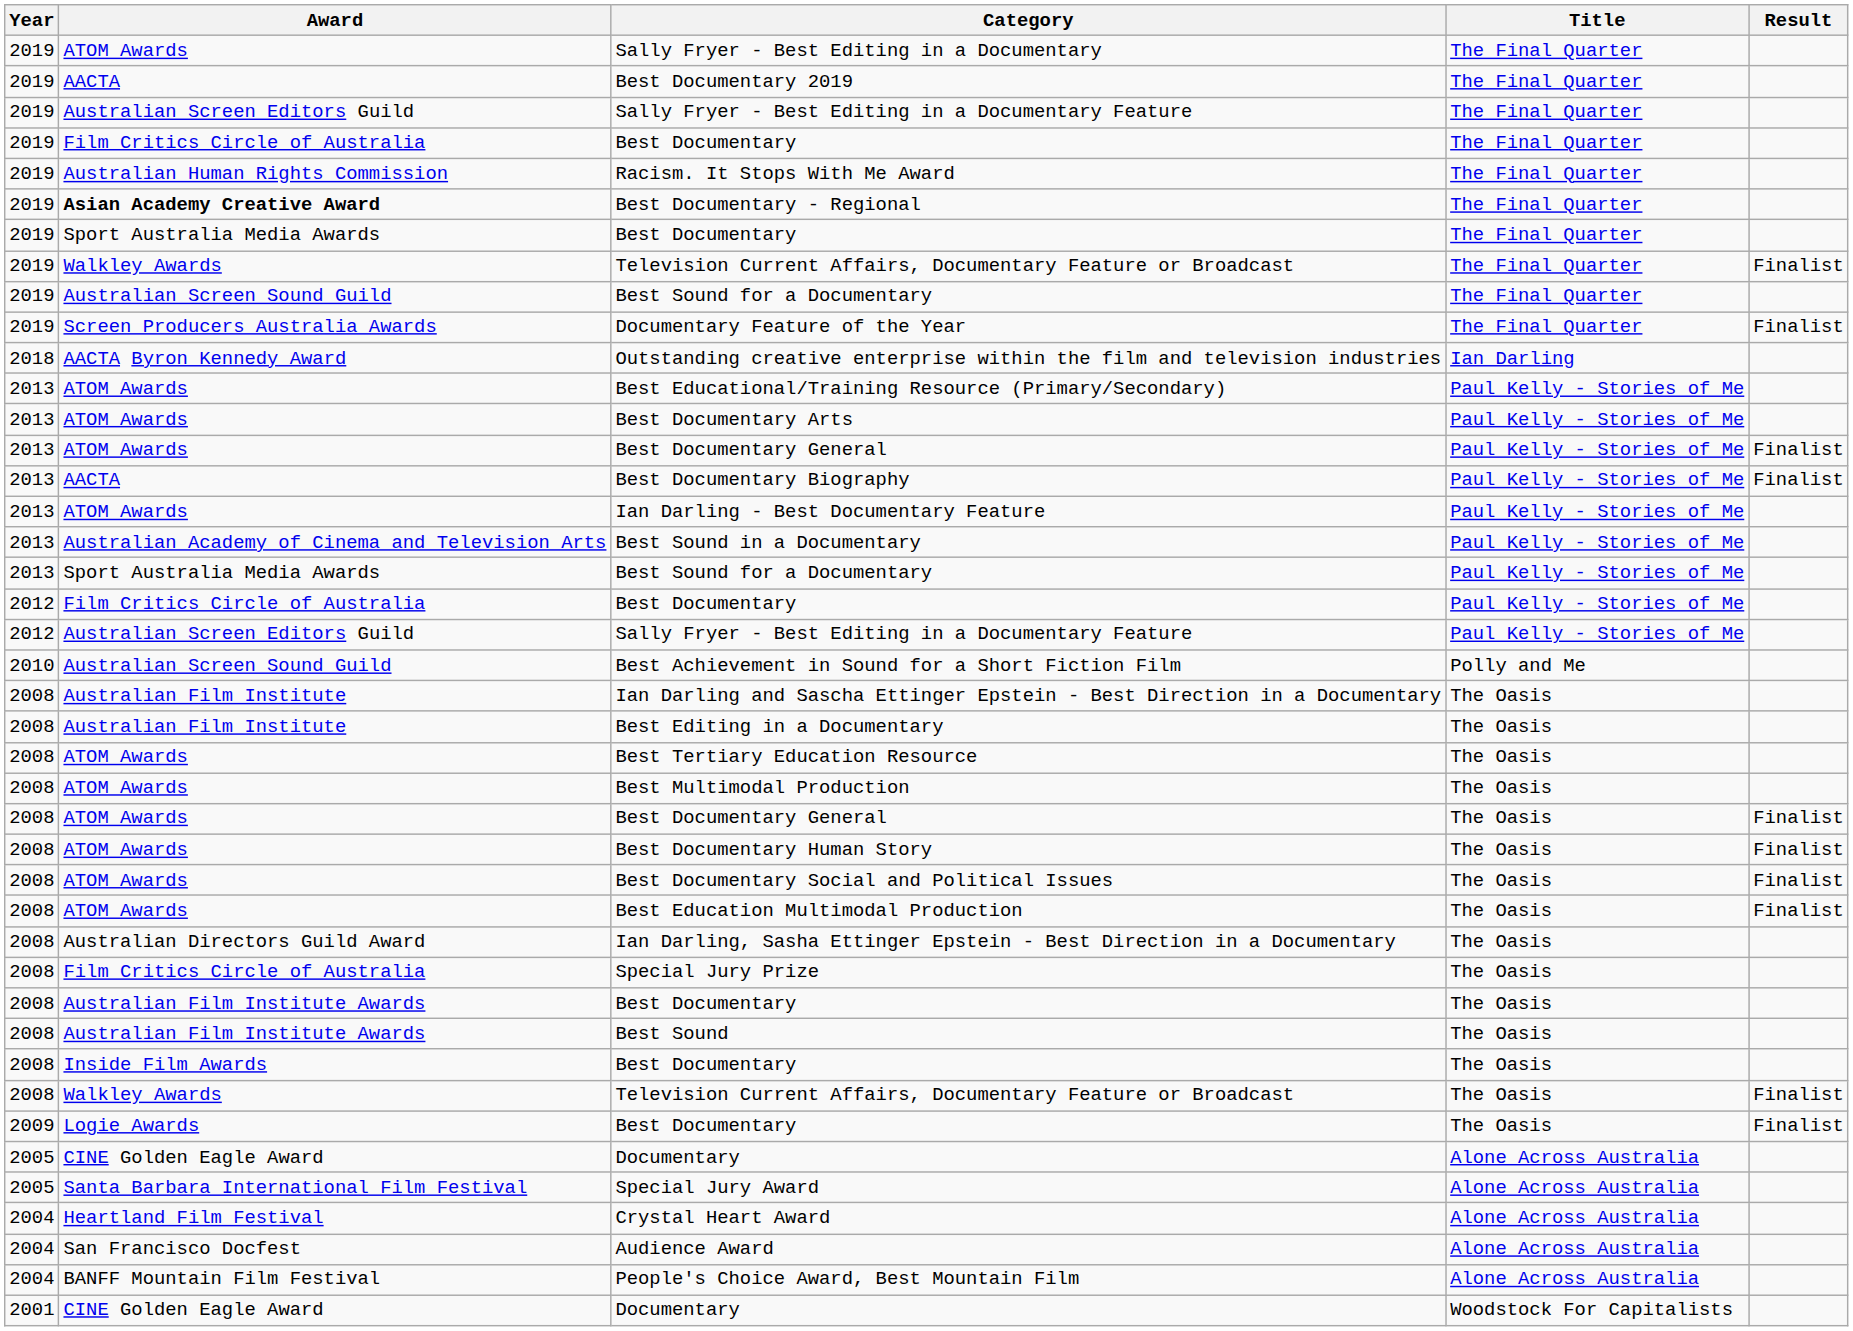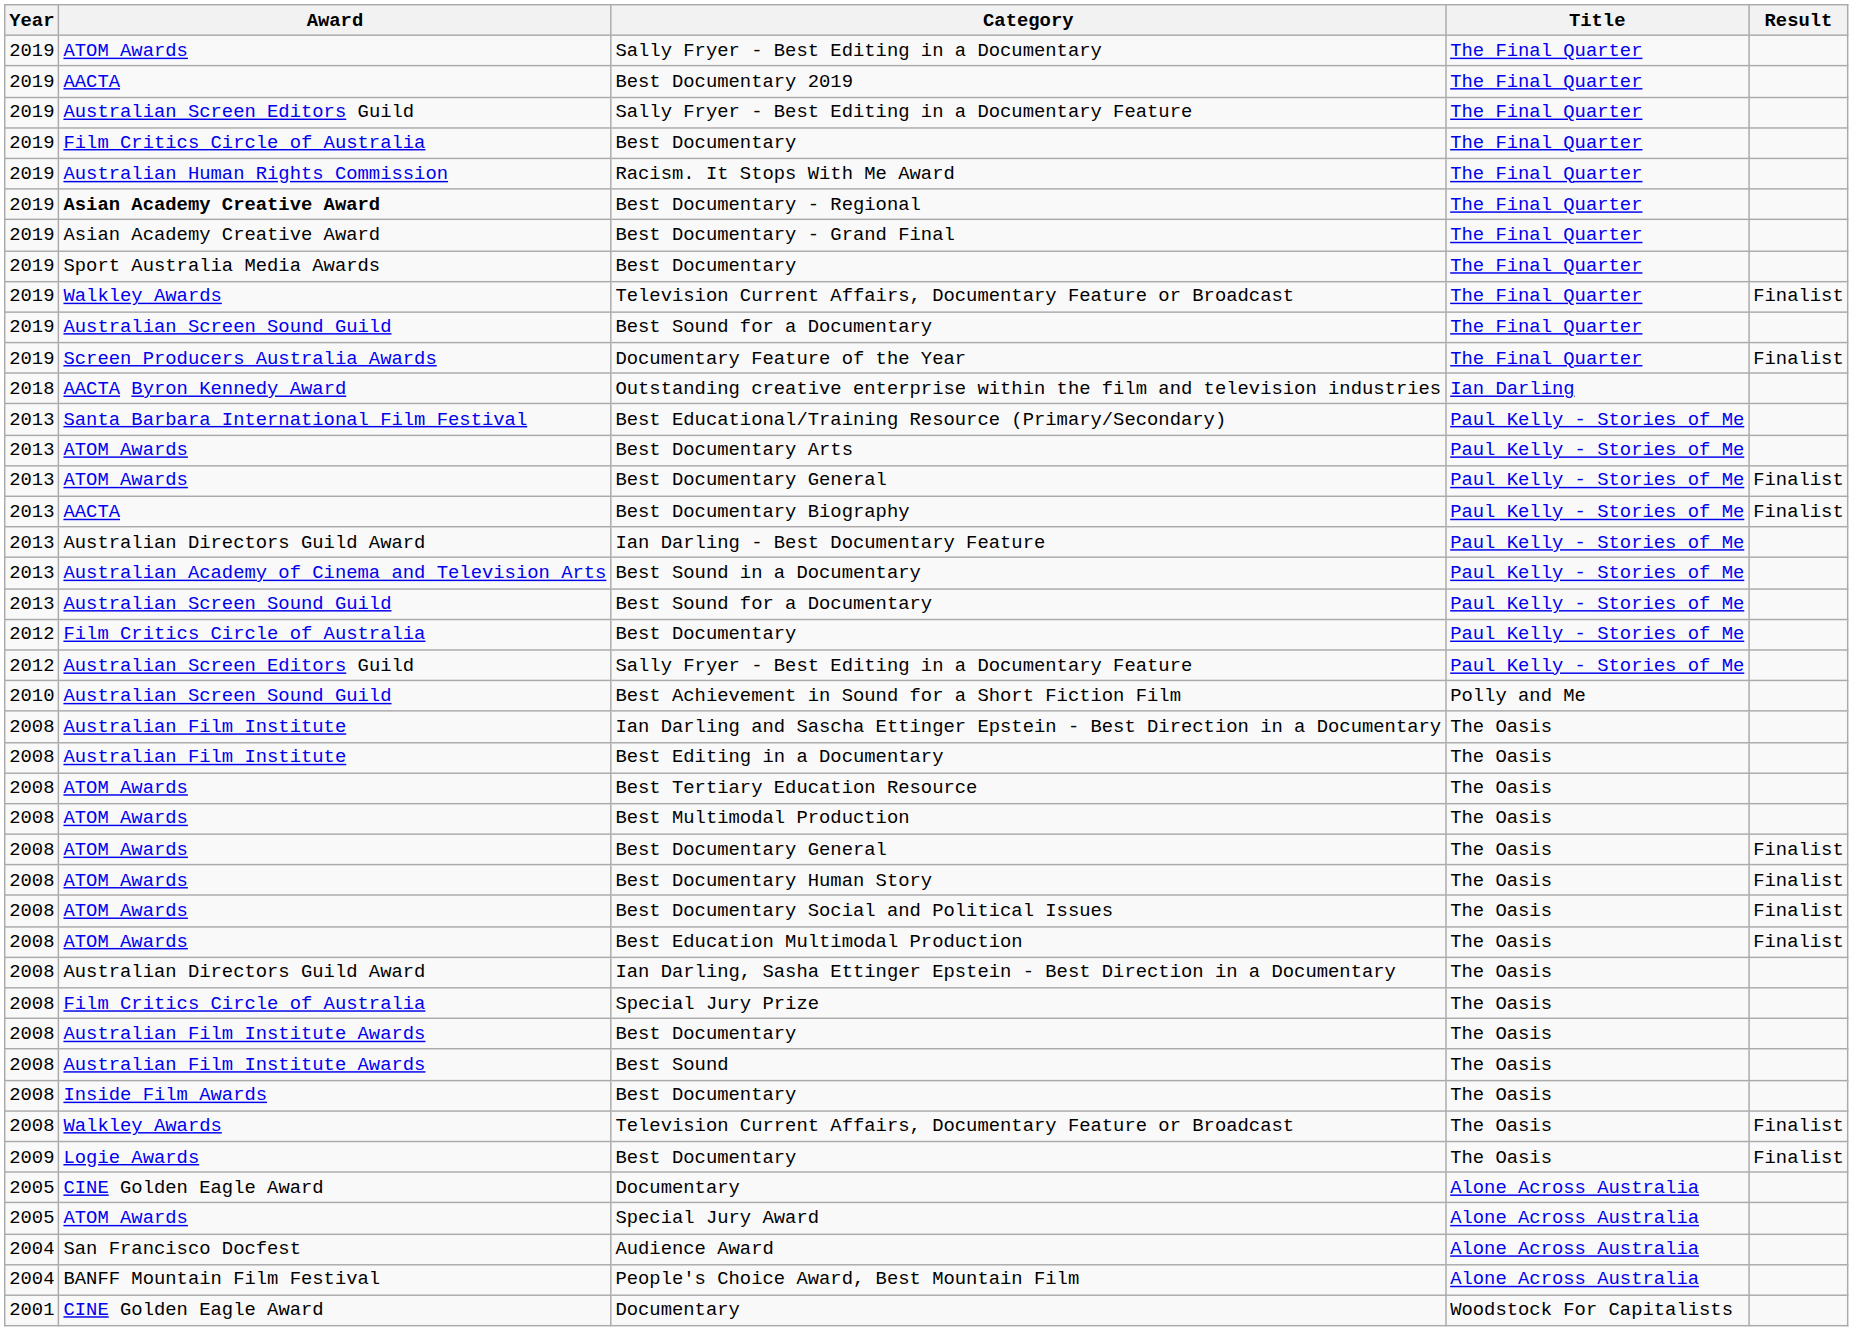+ row: (32, 235)
(126, 389) ATOM Awards -> (295, 419) Santa Barbara International Film Festival
(126, 512) ATOM Awards -> (244, 542) Australian Directors Guild Award
(222, 573) Sport Australia Media Awards -> (227, 604) Australian Screen Sound Guild
(295, 1188) Santa Barbara International Film Festival -> (126, 1218) ATOM Awards
- row: (32, 1218)
